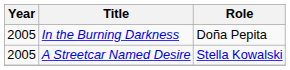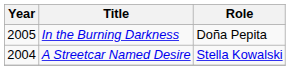(22, 55) 2005 -> (22, 55) 2004
